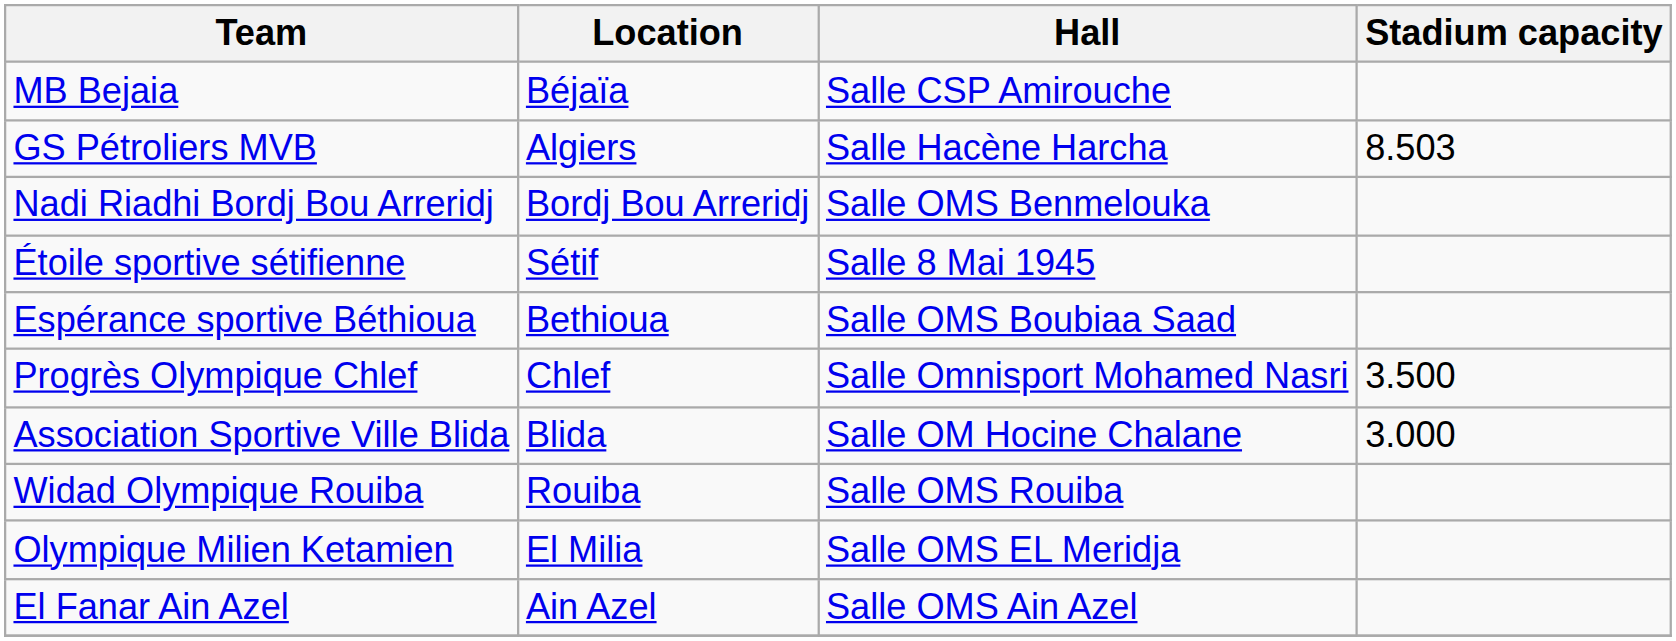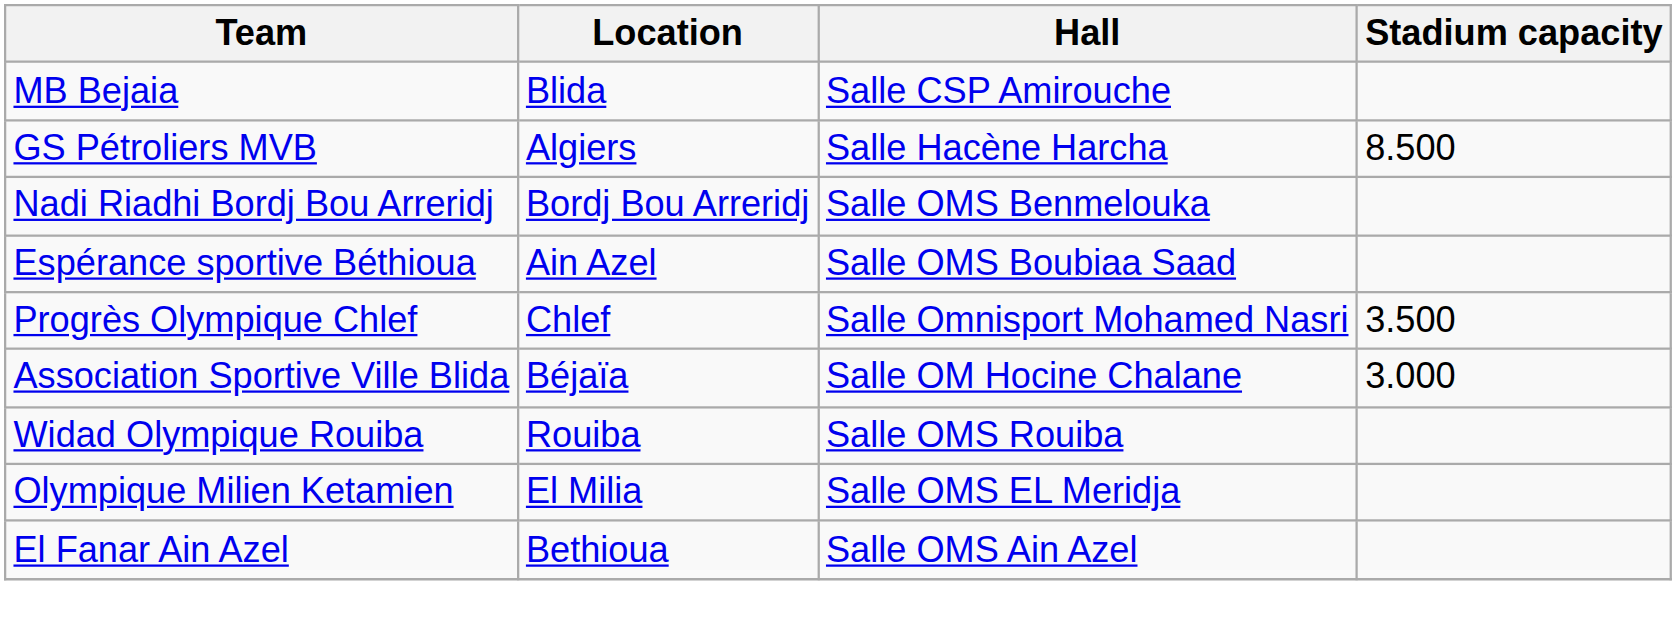(577, 90) Béjaïa -> (566, 90) Blida
(1410, 147) 8.503 -> (1410, 147) 8.500
- row: (209, 262)
(597, 319) Bethioua -> (591, 262) Ain Azel
(566, 434) Blida -> (577, 377) Béjaïa
(591, 606) Ain Azel -> (597, 549) Bethioua
